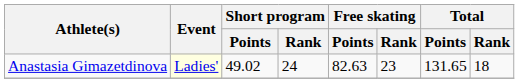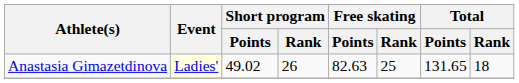(290, 66) 24 -> (290, 66) 26
(388, 66) 23 -> (388, 66) 25
